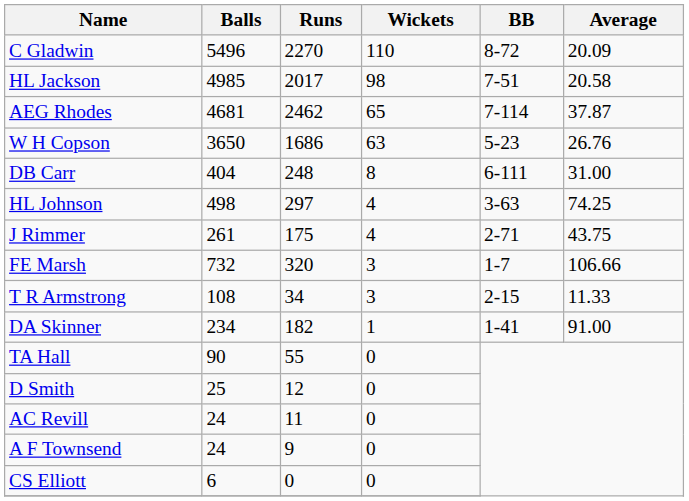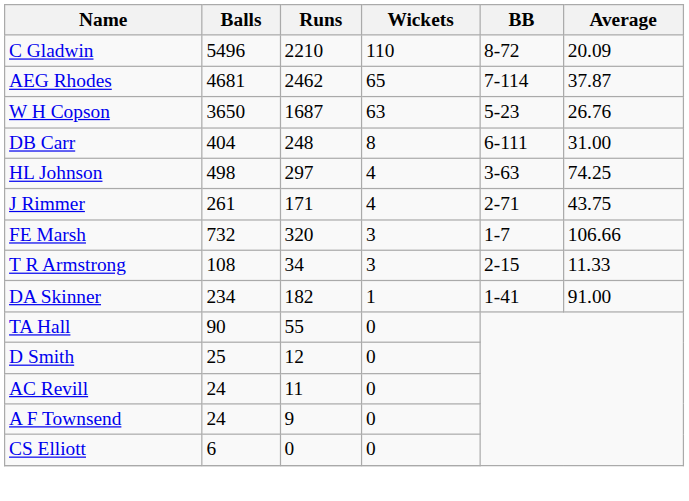(304, 50) 2270 -> (304, 50) 2210
- row: (55, 81)
(304, 142) 1686 -> (304, 111) 1687
(299, 234) 175 -> (299, 204) 171
